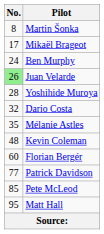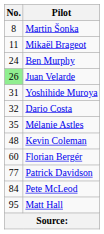(14, 44) 17 -> (14, 44) 11
(14, 92) 28 -> (14, 92) 31
(14, 189) 85 -> (14, 189) 84
